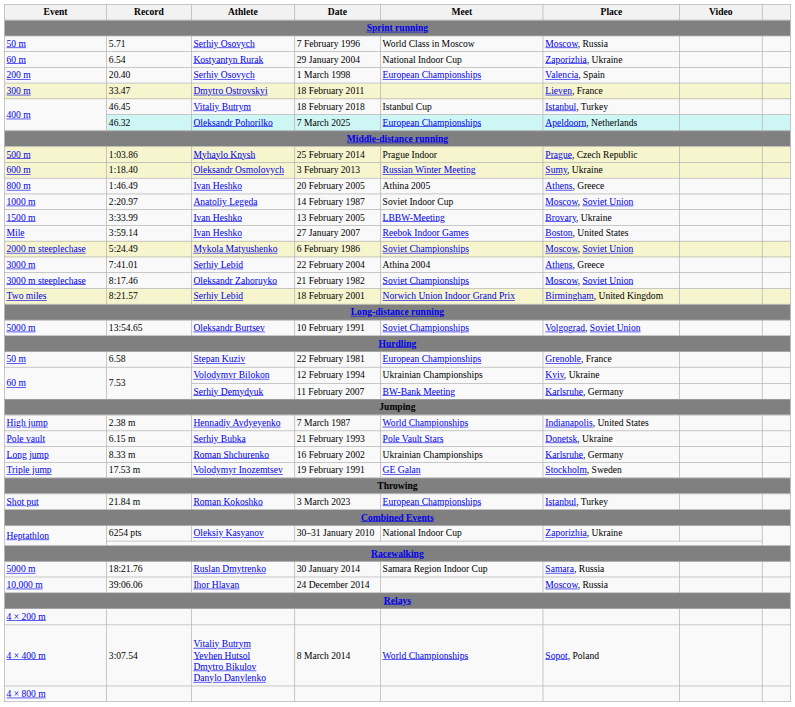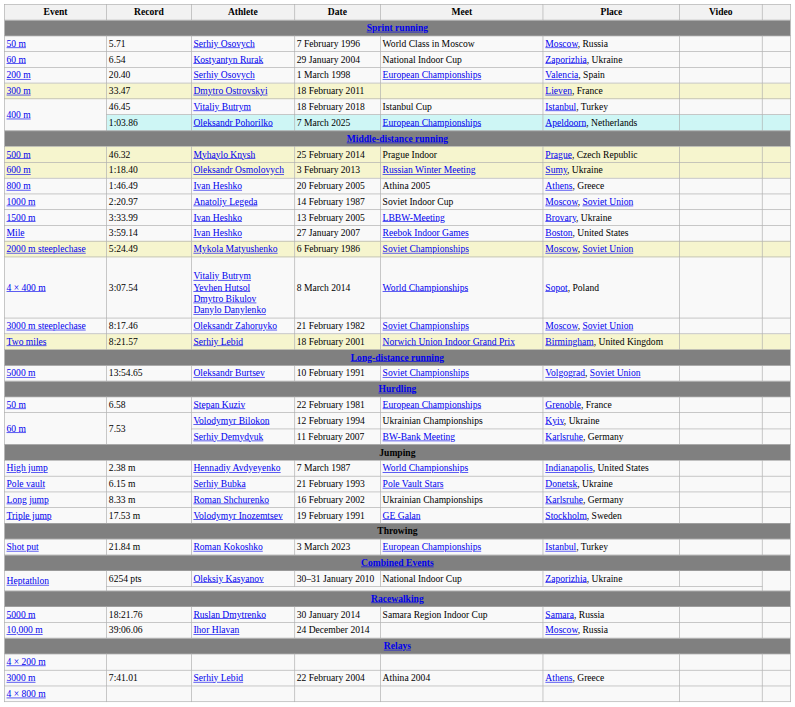(120, 123) 46.32 -> (123, 123) 1:03.86
(123, 154) 1:03.86 -> (120, 154) 46.32
rows swapped: (21, 265) <-> (26, 655)
